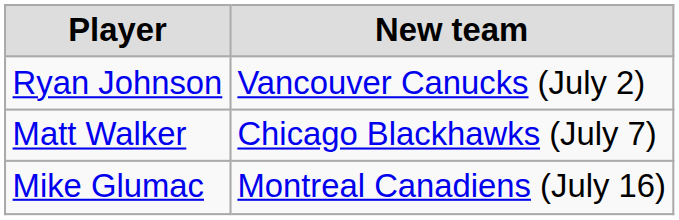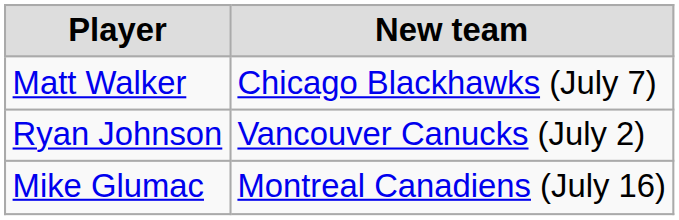rows swapped: (117, 82) <-> (99, 134)
